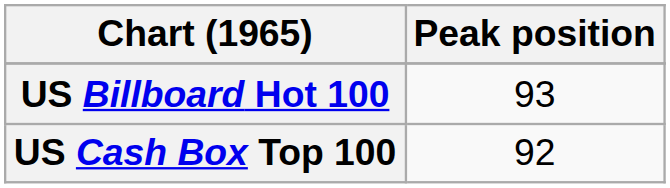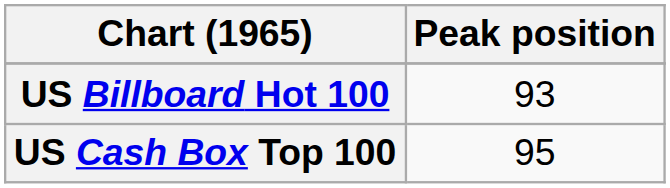(535, 152) 92 -> (535, 152) 95
